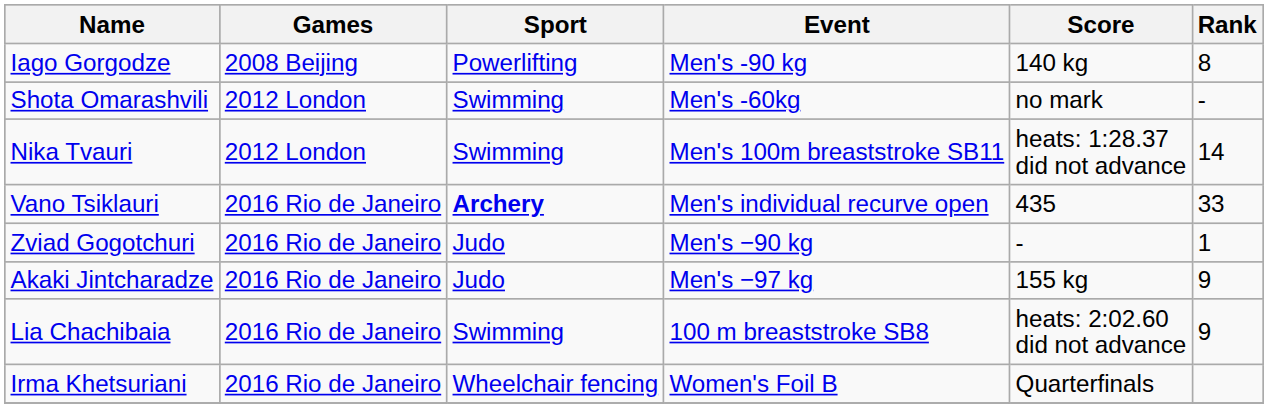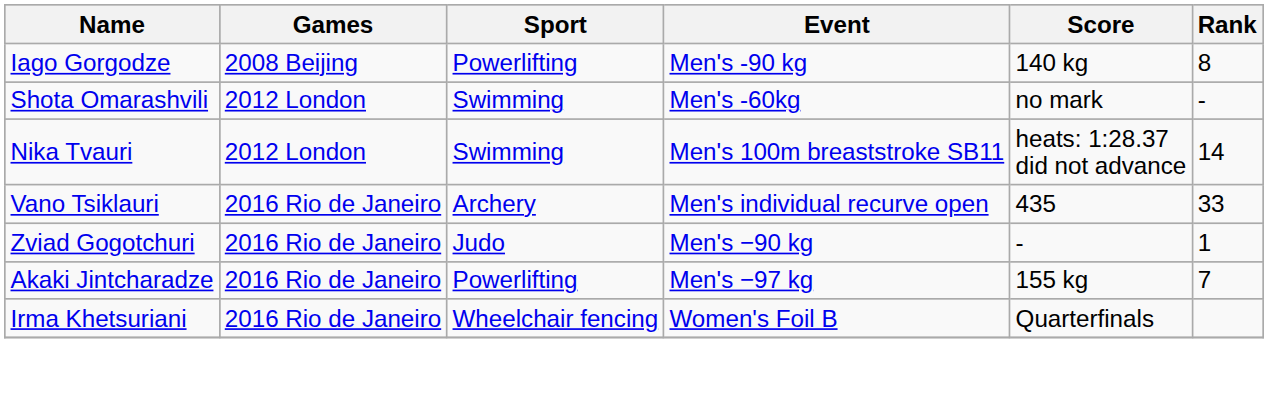(498, 204) bold -> (494, 204) normal
(479, 281) Judo -> (515, 281) Powerlifting
(1204, 281) 9 -> (1204, 281) 7
- row: (90, 332)
